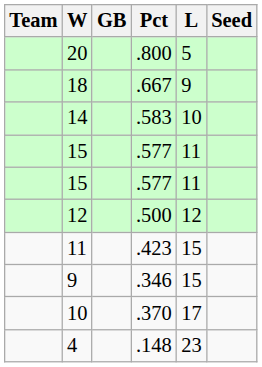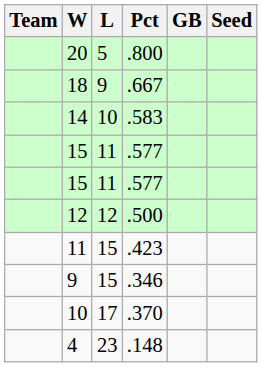columns swapped: (191, 20) <-> (112, 20)
